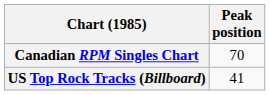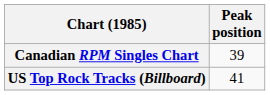(237, 55) 70 -> (237, 55) 39
